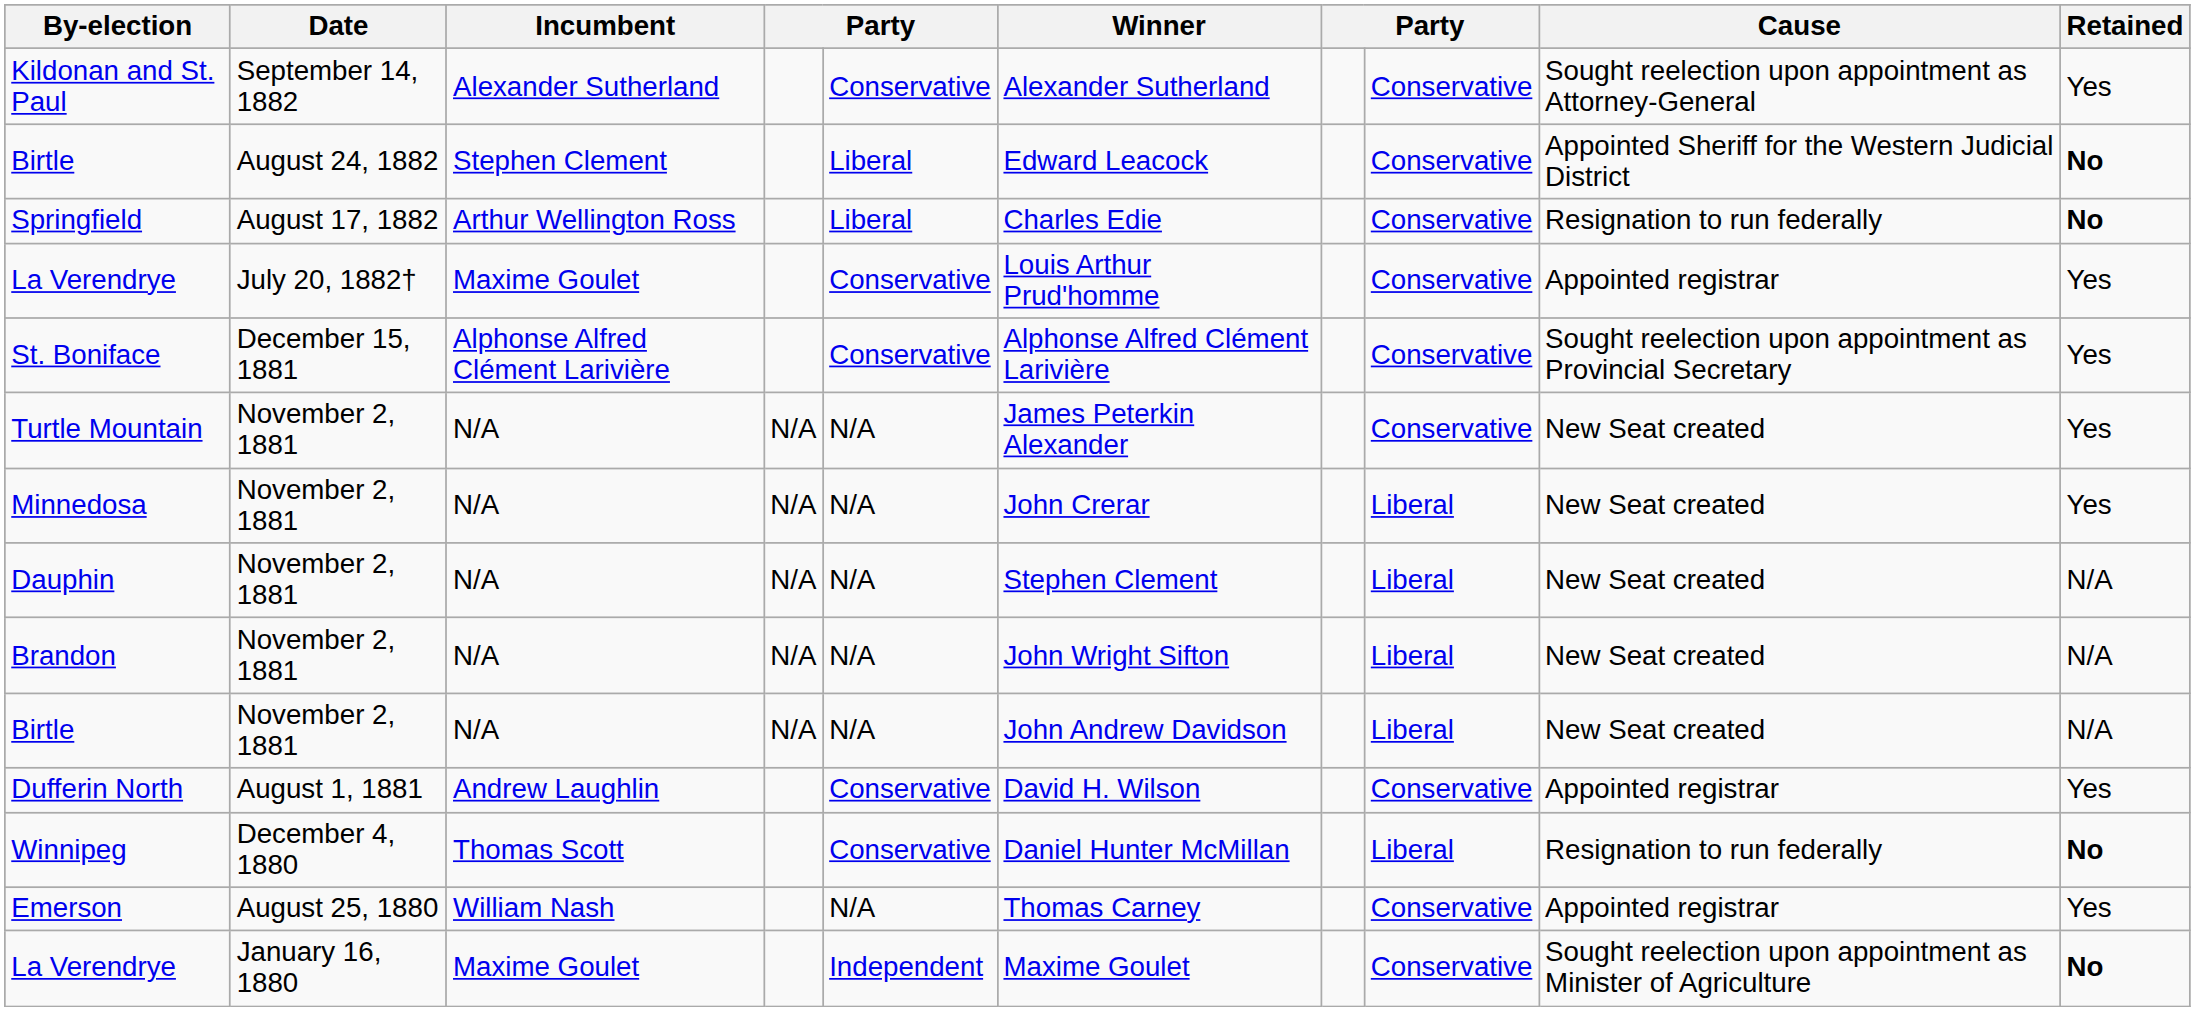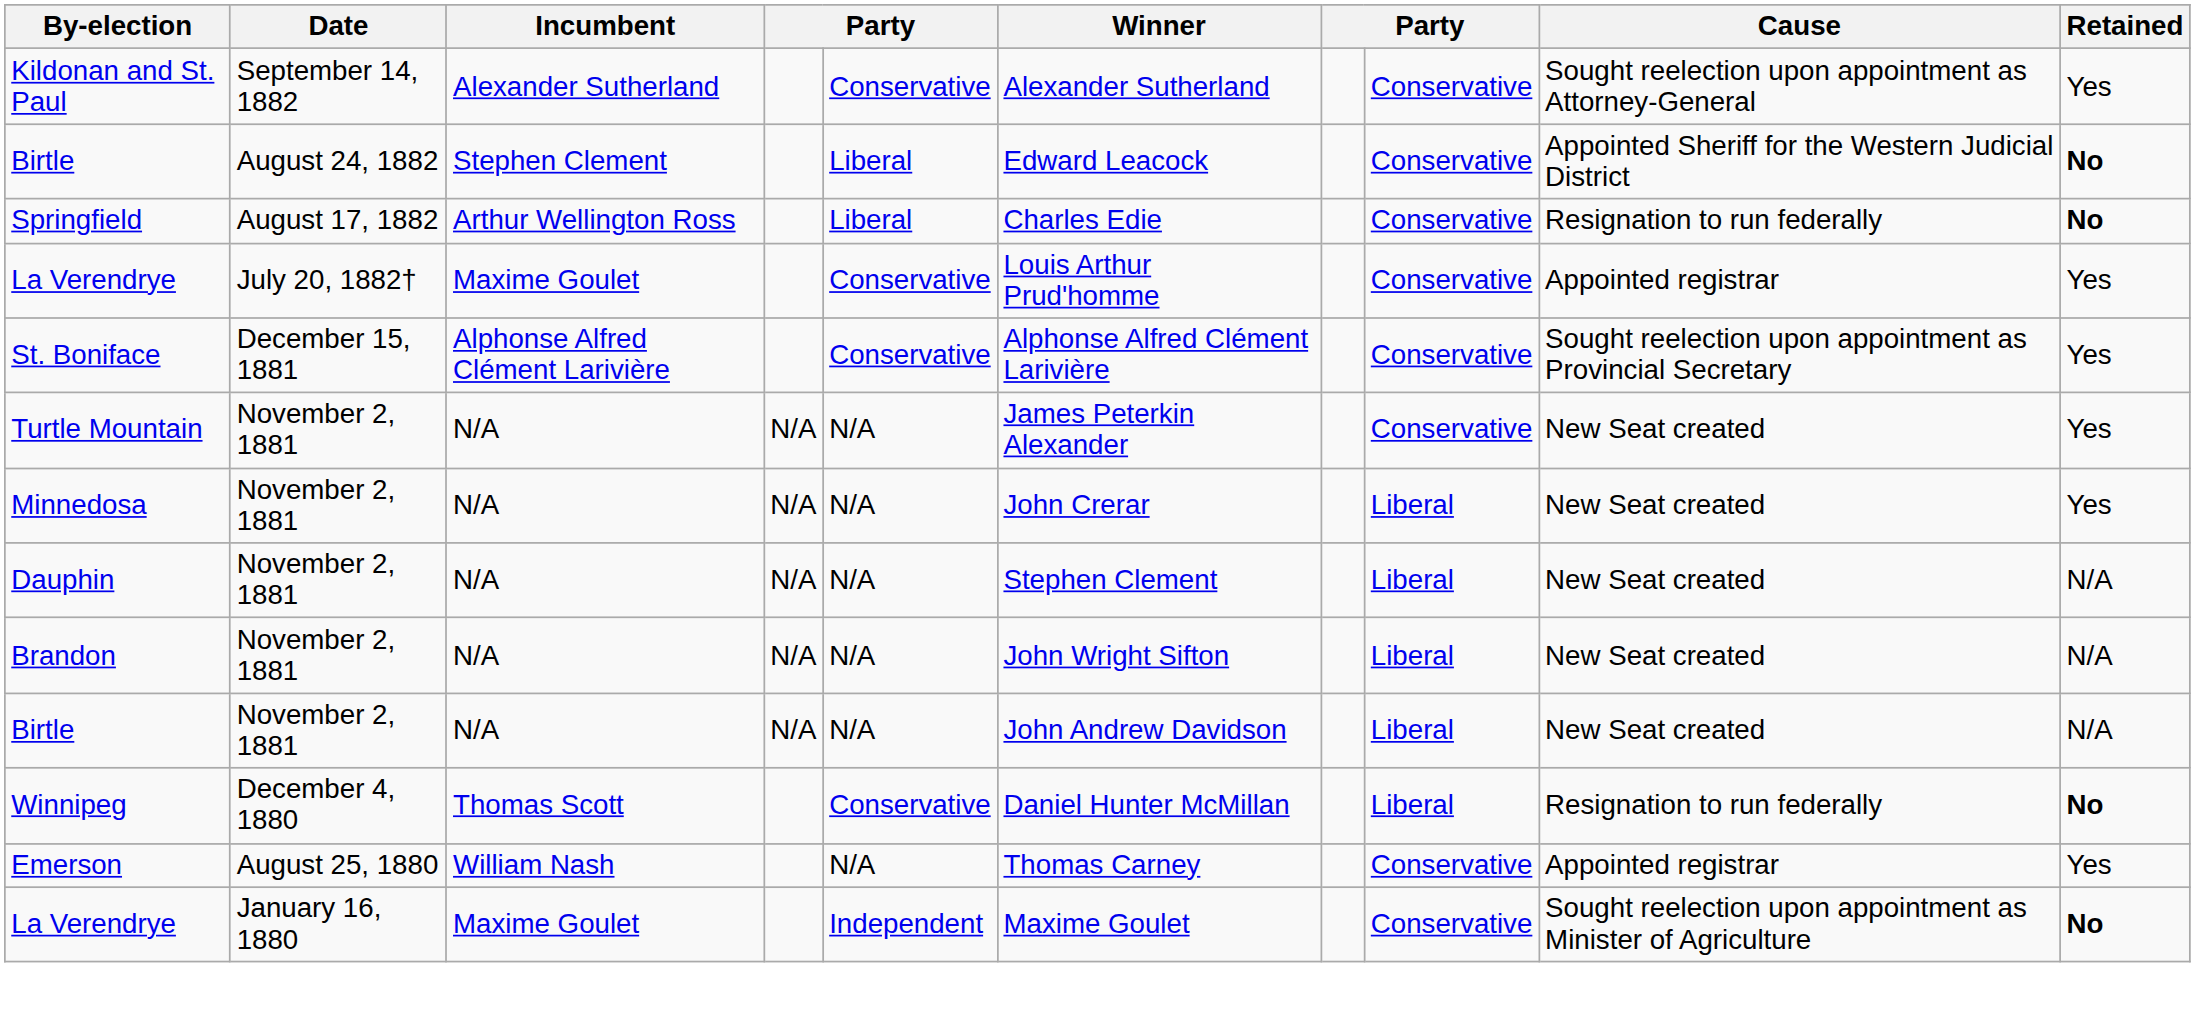- row: (97, 789)
